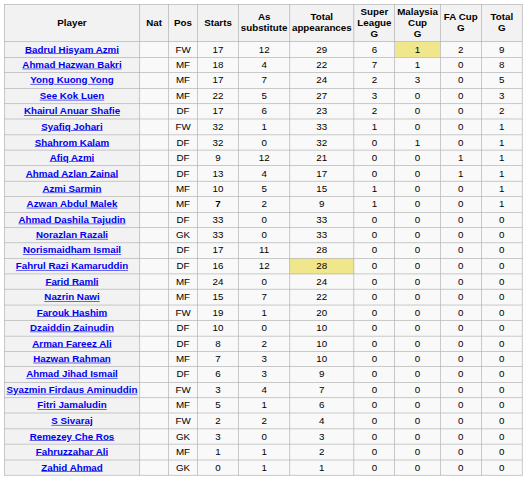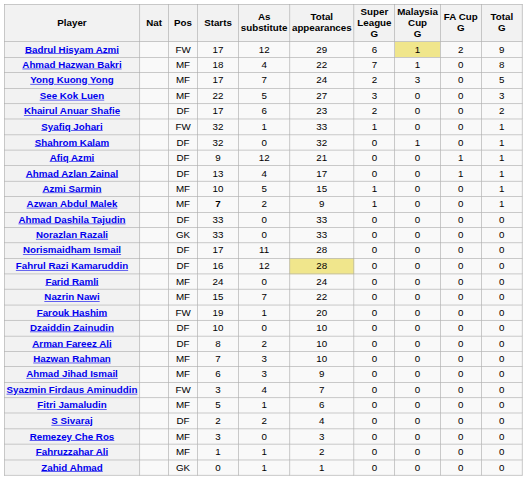(183, 374) DF -> (183, 374) MF
(183, 421) FW -> (183, 421) DF
(183, 436) GK -> (183, 436) MF
